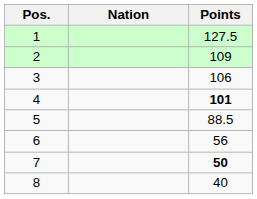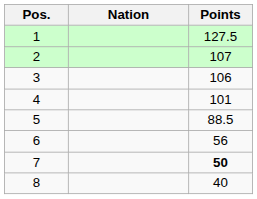(220, 57) 109 -> (220, 57) 107
(220, 99) bold -> (220, 99) normal
